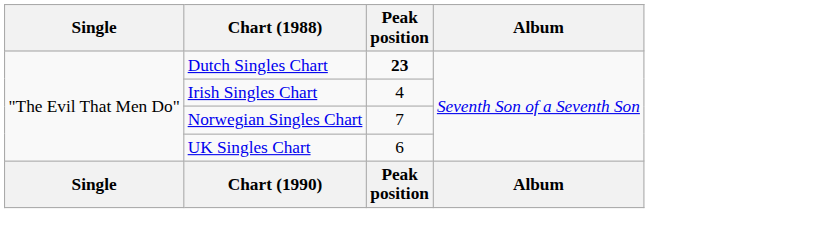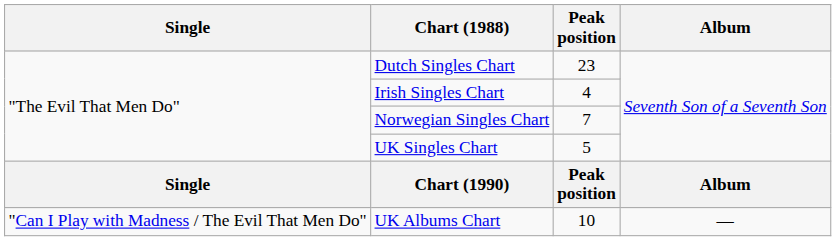(400, 65) bold -> (587, 65) normal
(400, 147) 6 -> (587, 147) 5
+ row: (437, 221)
